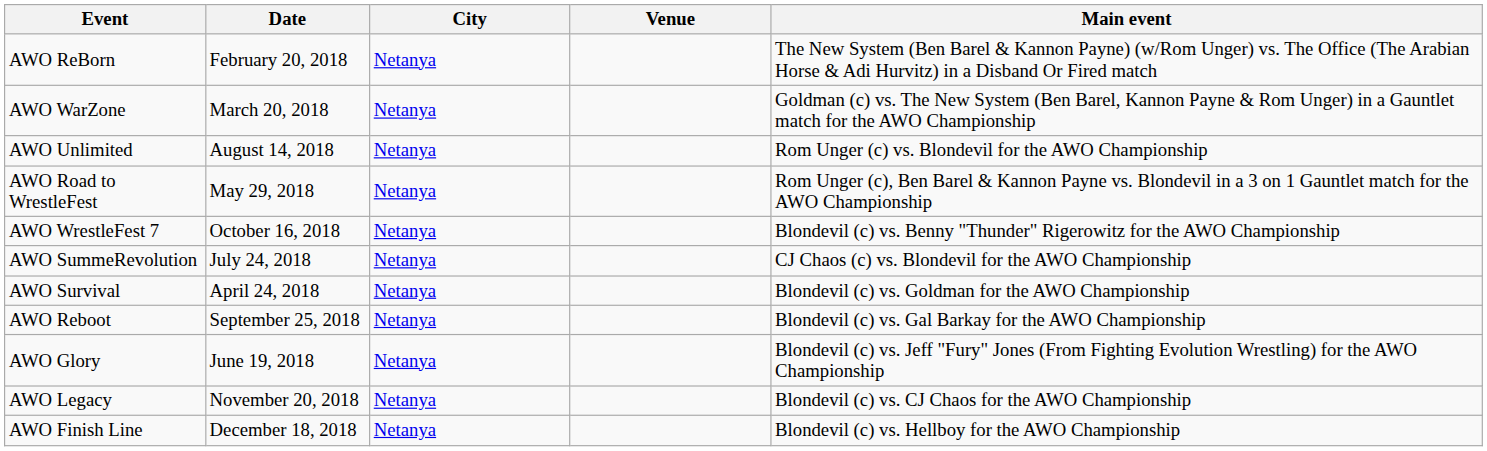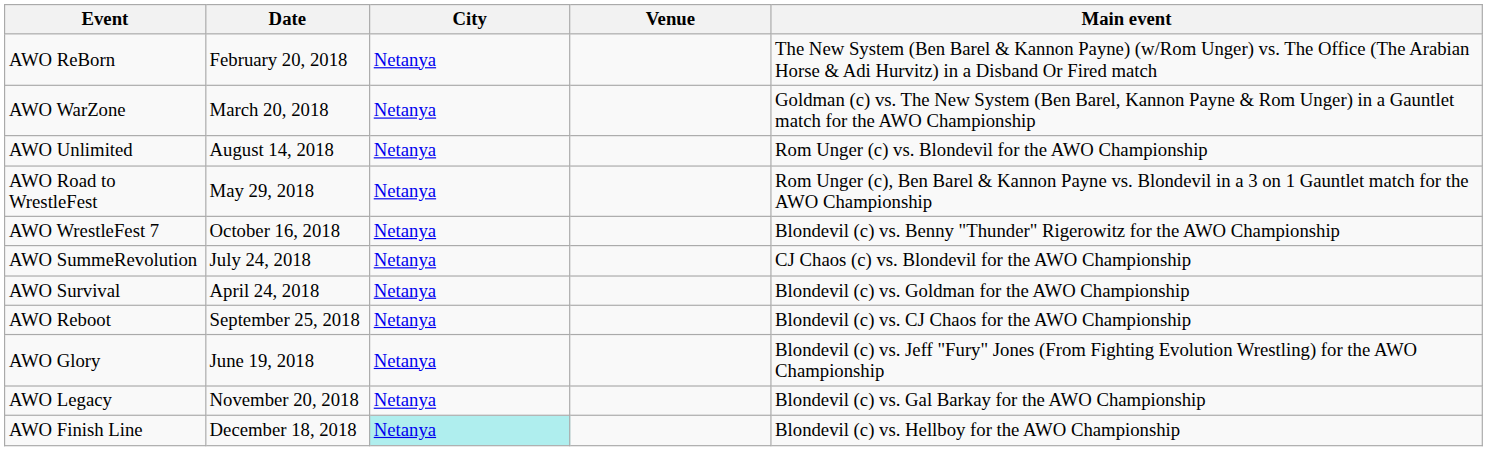(990, 320) Blondevil (c) vs. Gal Barkay for the AWO Championship -> (983, 320) Blondevil (c) vs. CJ Chaos for the AWO Championship
(983, 400) Blondevil (c) vs. CJ Chaos for the AWO Championship -> (990, 400) Blondevil (c) vs. Gal Barkay for the AWO Championship
(405, 430) no background -> (405, 430) paleturquoise background
